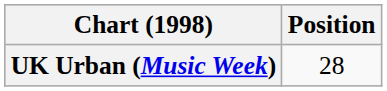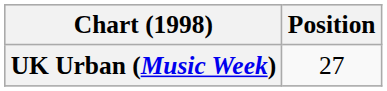(332, 65) 28 -> (332, 65) 27
